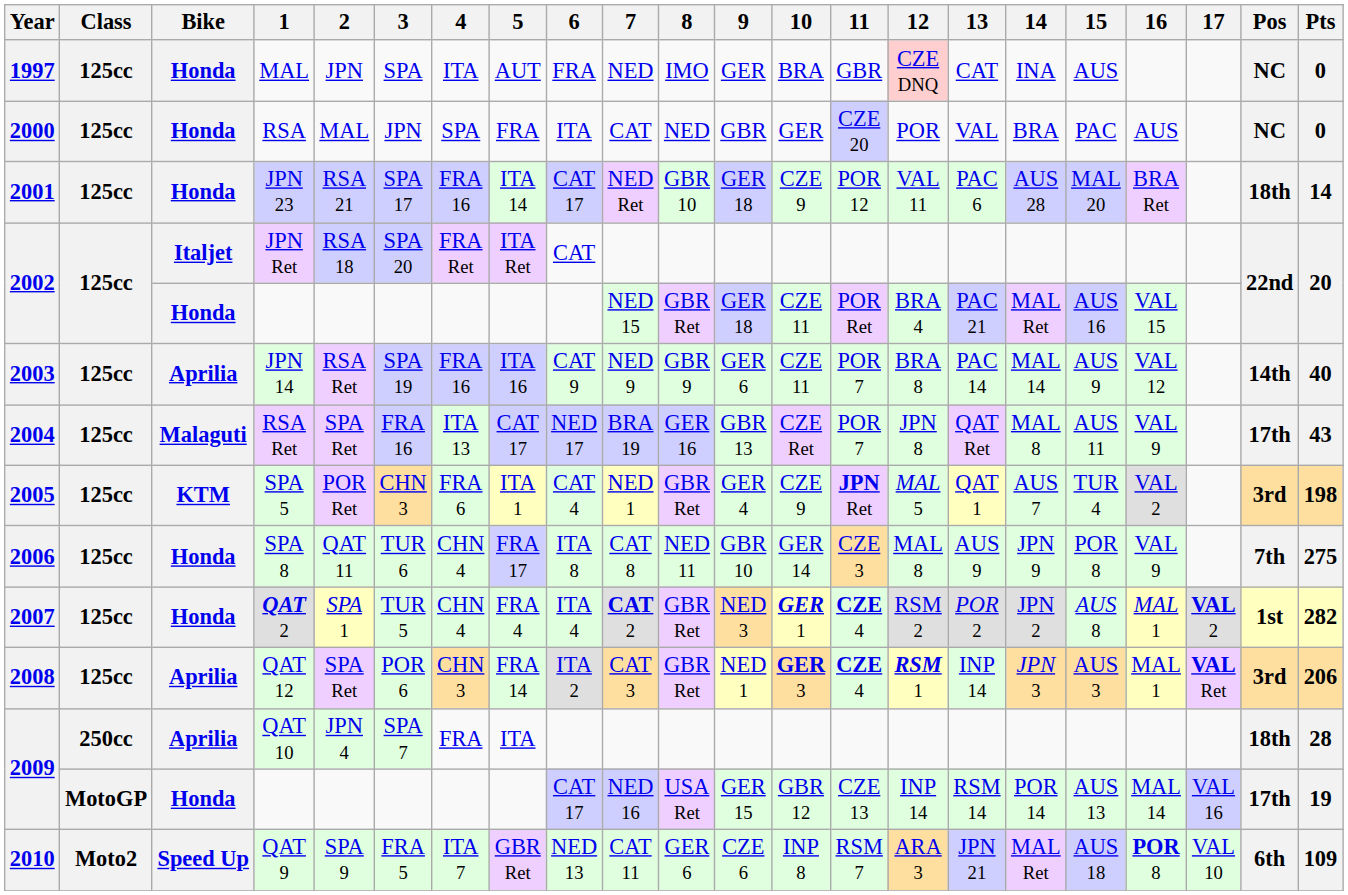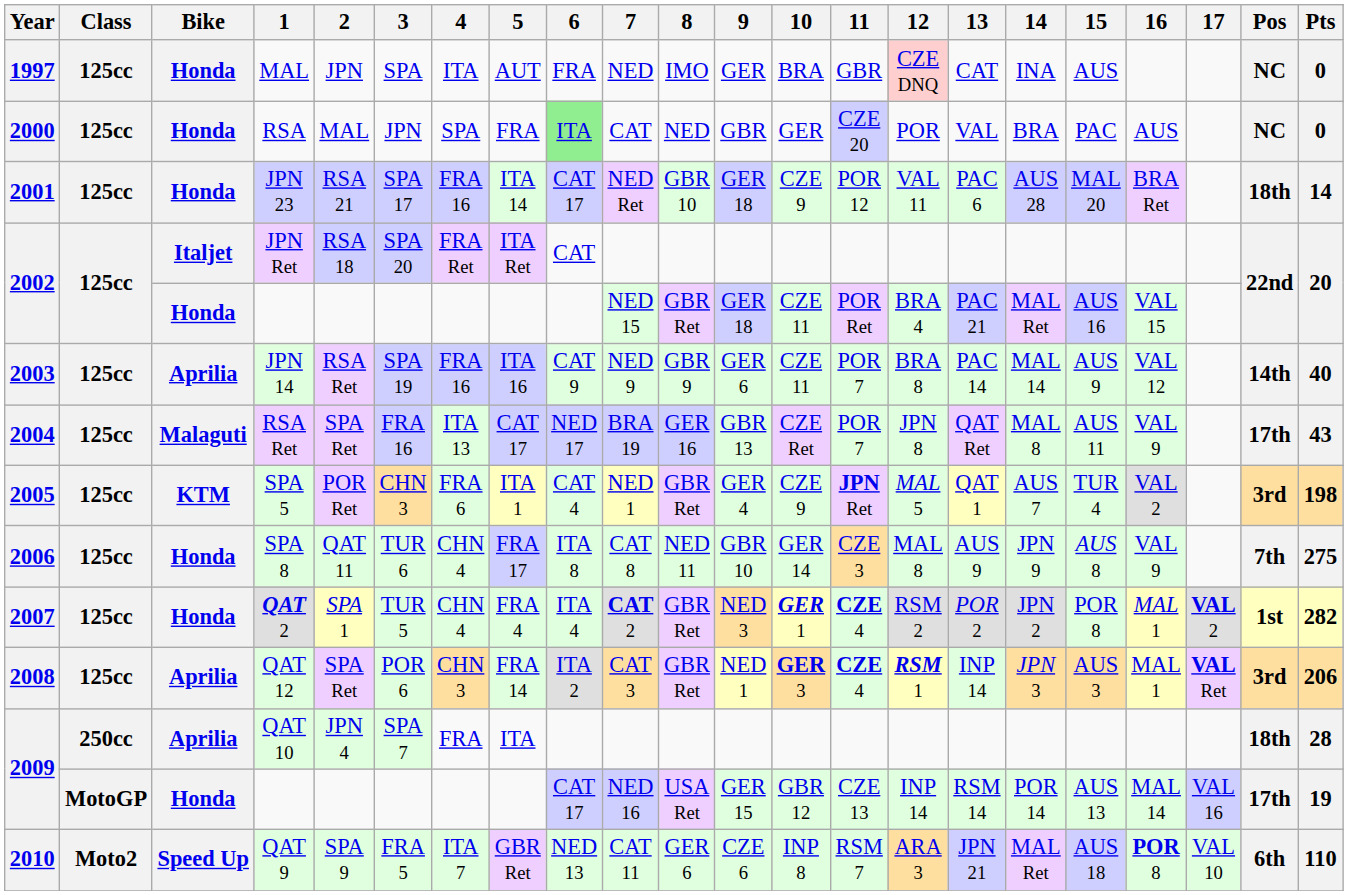(574, 131) no background -> (574, 131) lightgreen background
(1096, 556) POR 8 -> (1096, 556) AUS 8
(1096, 616) AUS 8 -> (1096, 616) POR 8
(1320, 859) 109 -> (1320, 859) 110
